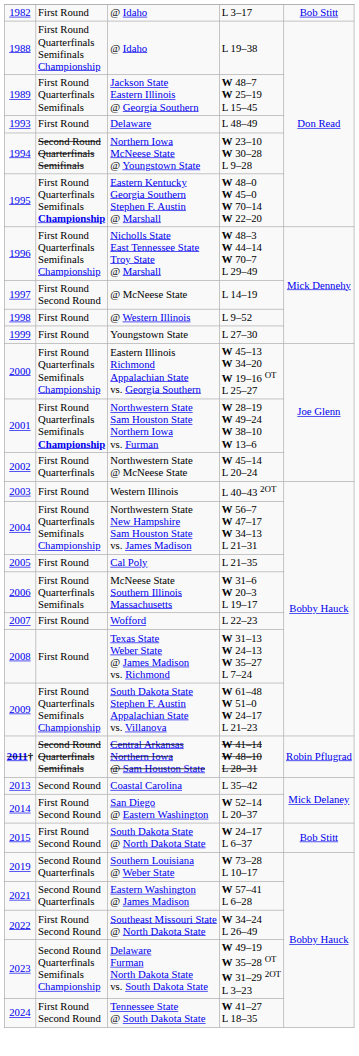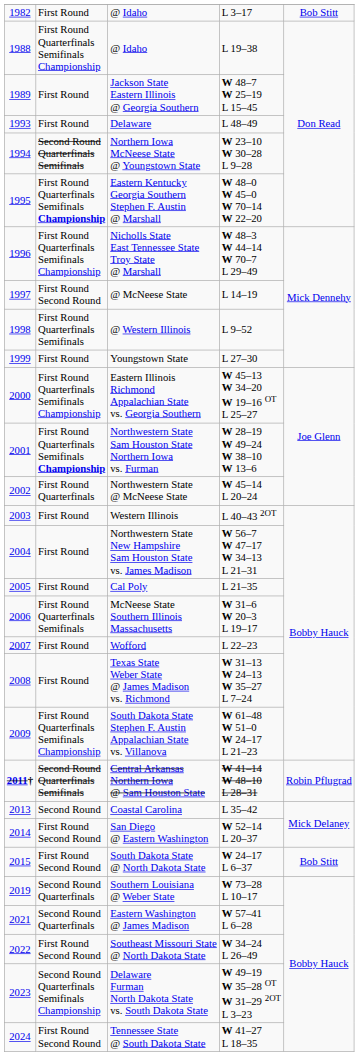(66, 95) First Round Quarterfinals Semifinals -> (63, 95) First Round
(63, 317) First Round -> (66, 329) First Round Quarterfinals Semifinals
(69, 528) First Round Quarterfinals Semifinals Championship -> (63, 552) First Round
